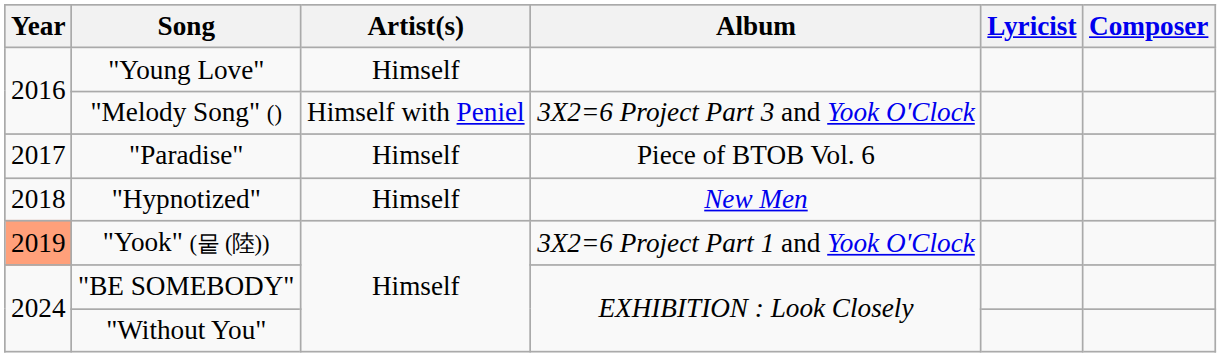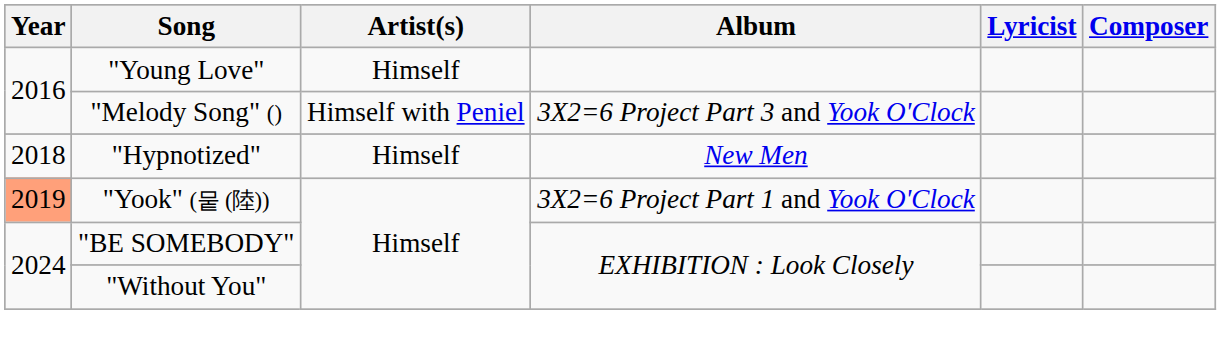- row: (186, 155)
